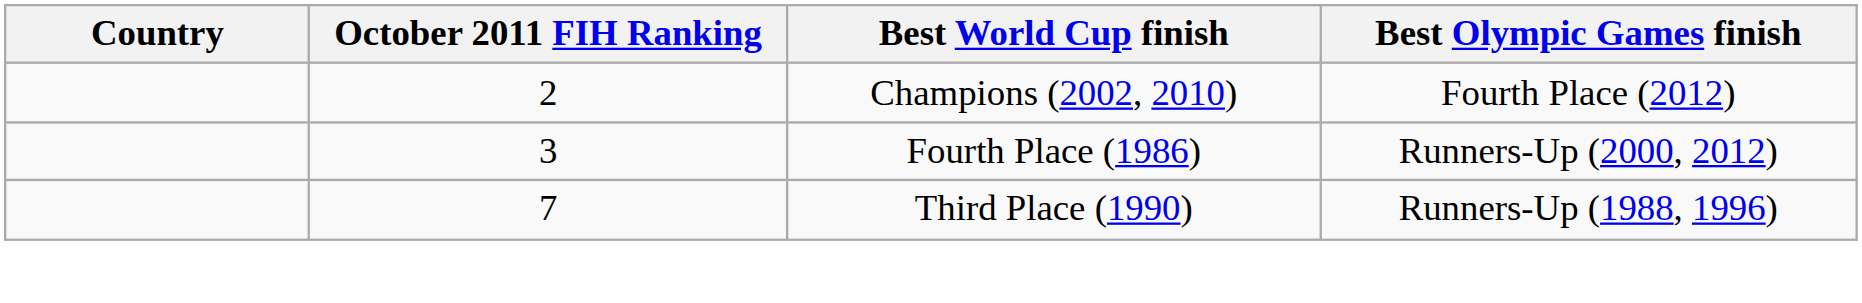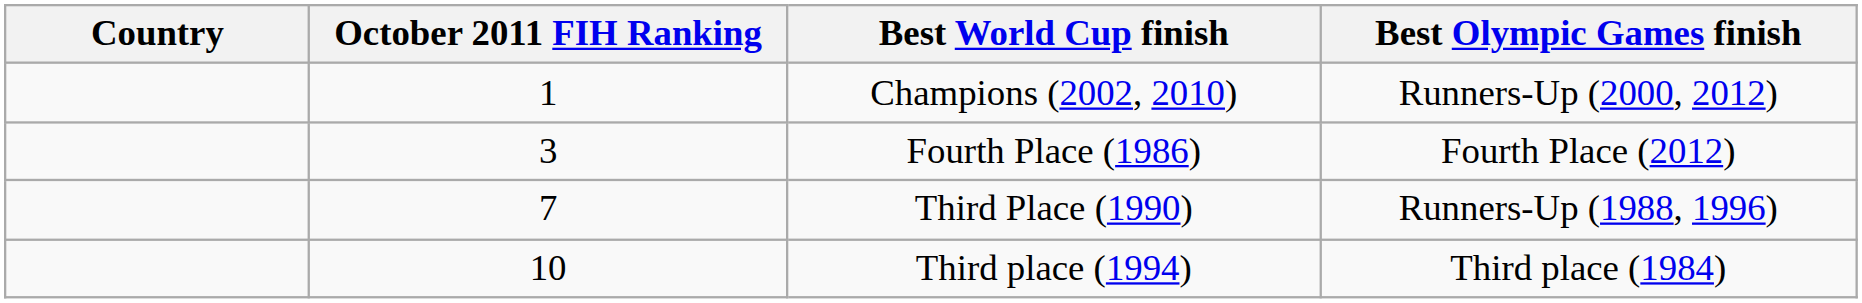(548, 92) 2 -> (548, 92) 1
(1588, 92) Fourth Place (2012) -> (1588, 92) Runners-Up (2000, 2012)
(1588, 150) Runners-Up (2000, 2012) -> (1588, 150) Fourth Place (2012)
+ row: (1054, 267)
